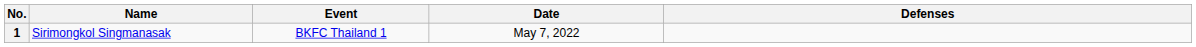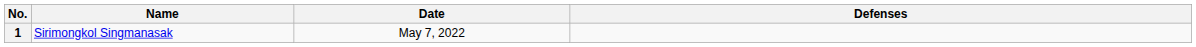- column: (341, 14)
